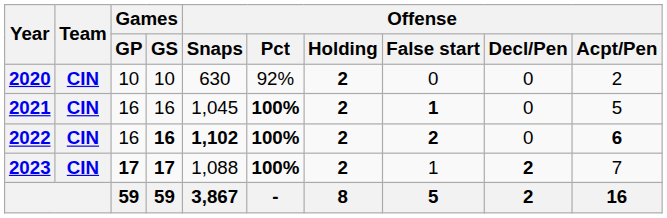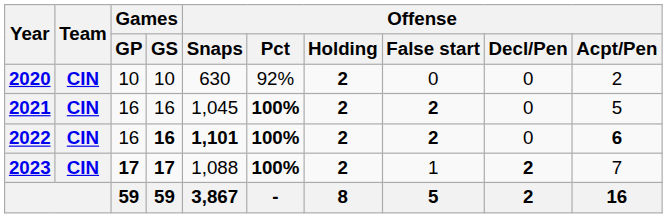(433, 108) 1 -> (433, 108) 2
(215, 138) 1,102 -> (215, 138) 1,101
